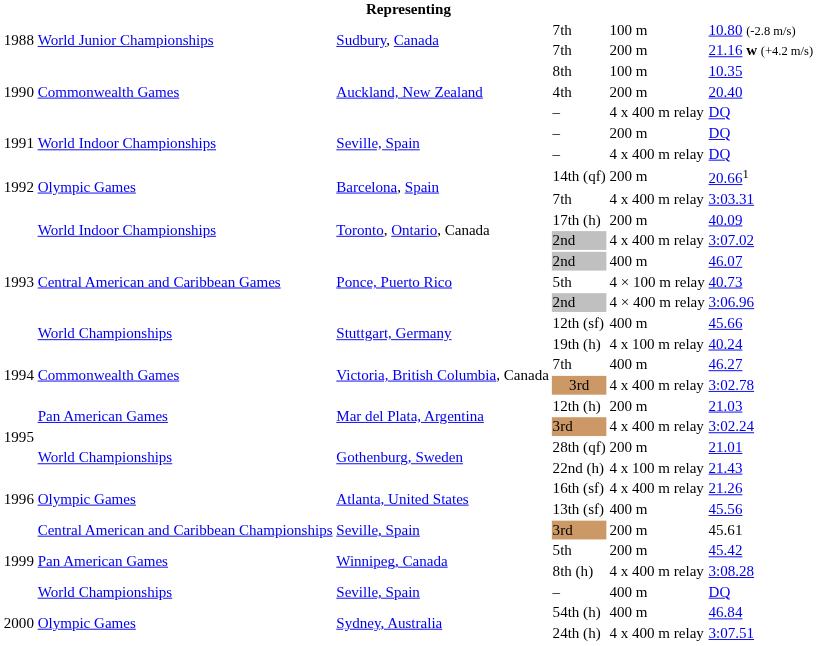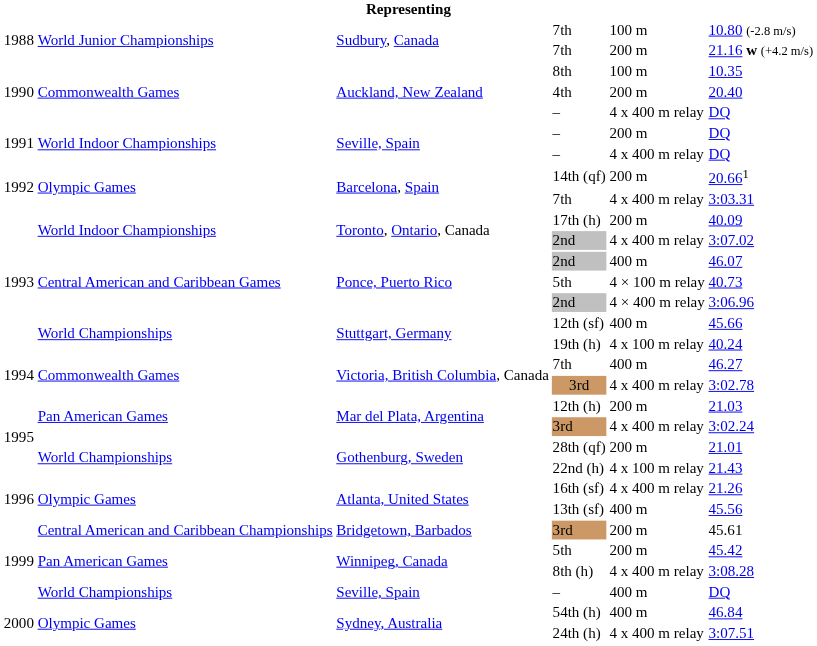(378, 530) Seville, Spain -> (404, 530) Bridgetown, Barbados
